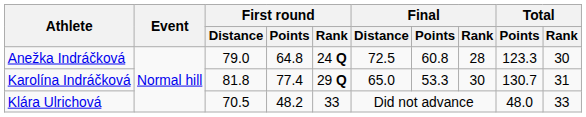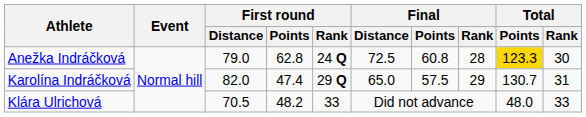(290, 58) 64.8 -> (290, 58) 62.8
(520, 58) no background -> (520, 58) gold background
(236, 80) 81.8 -> (236, 80) 82.0
(290, 80) 77.4 -> (290, 80) 47.4
(435, 80) 53.3 -> (435, 80) 57.5
(477, 80) 30 -> (477, 80) 29
